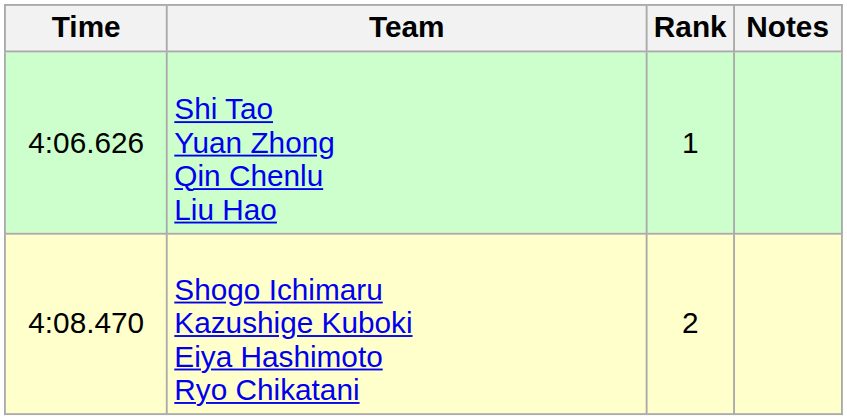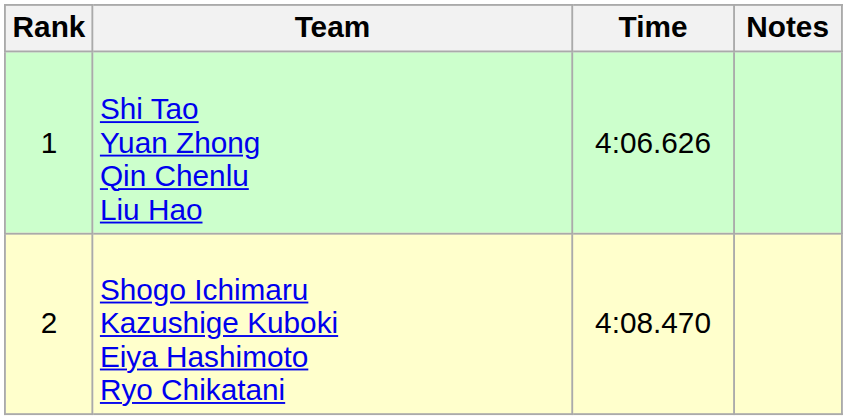columns swapped: (690, 28) <-> (86, 28)
